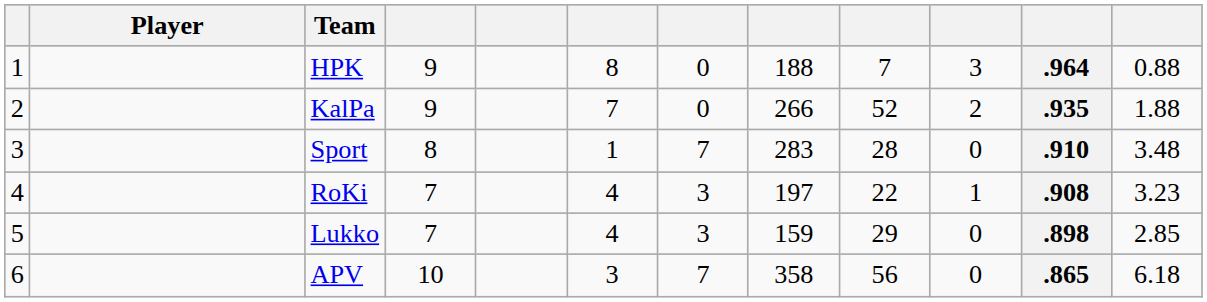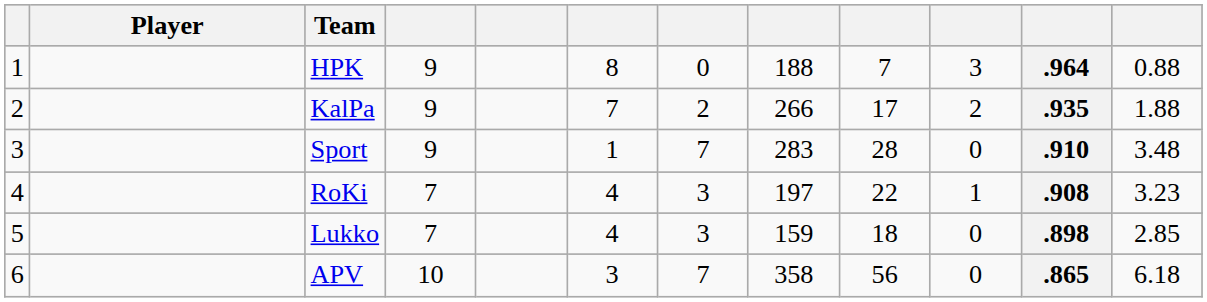(703, 108) 0 -> (703, 108) 2
(885, 108) 52 -> (885, 108) 17
(431, 150) 8 -> (431, 150) 9
(885, 233) 29 -> (885, 233) 18
